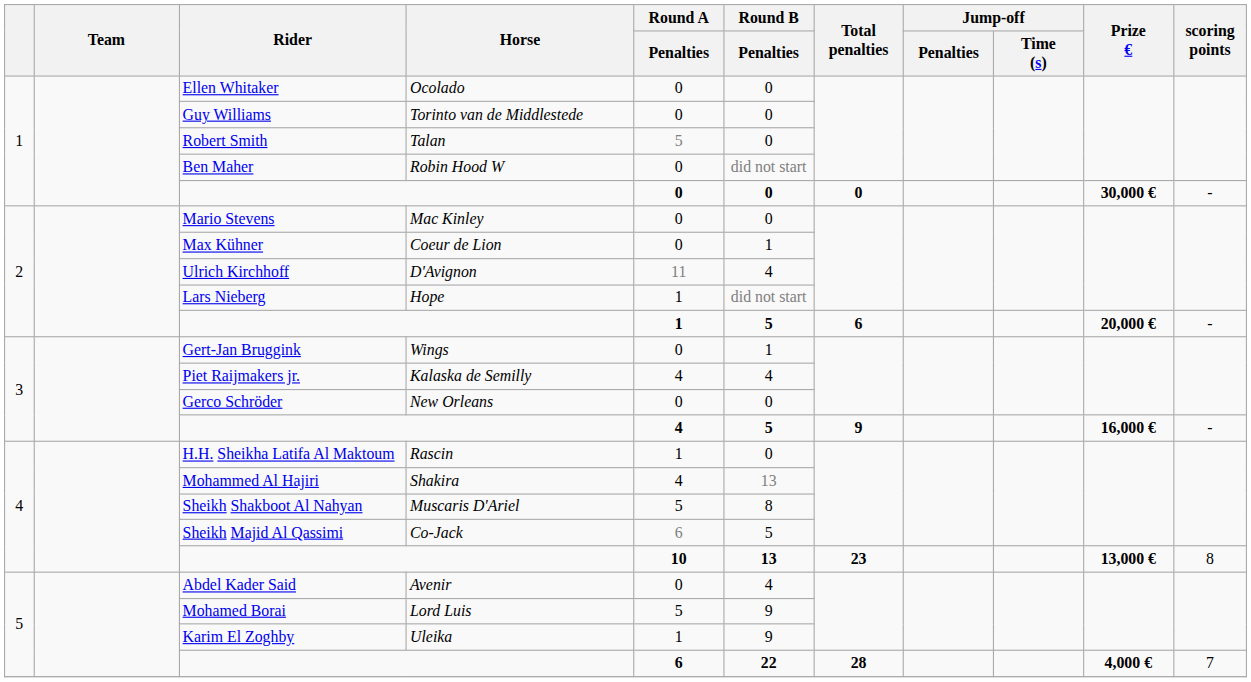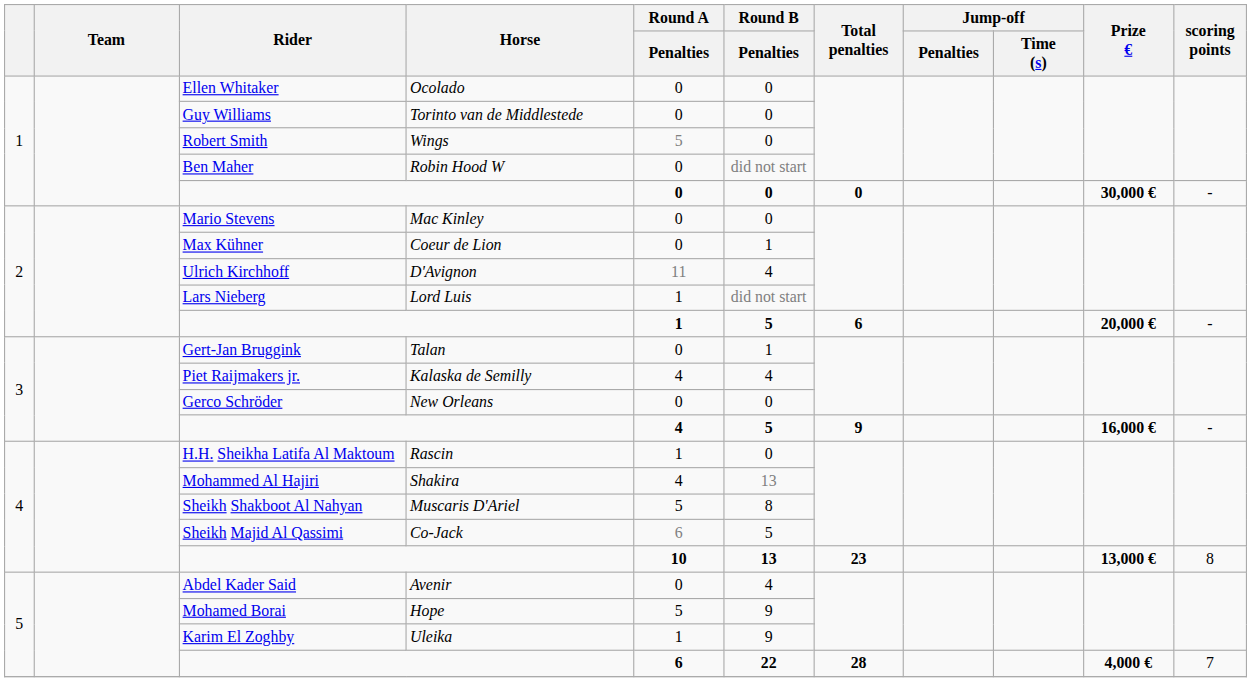(428, 141) Talan -> (429, 141) Wings
(427, 297) Hope -> (441, 297) Lord Luis
(429, 350) Wings -> (428, 350) Talan
(441, 611) Lord Luis -> (427, 611) Hope
